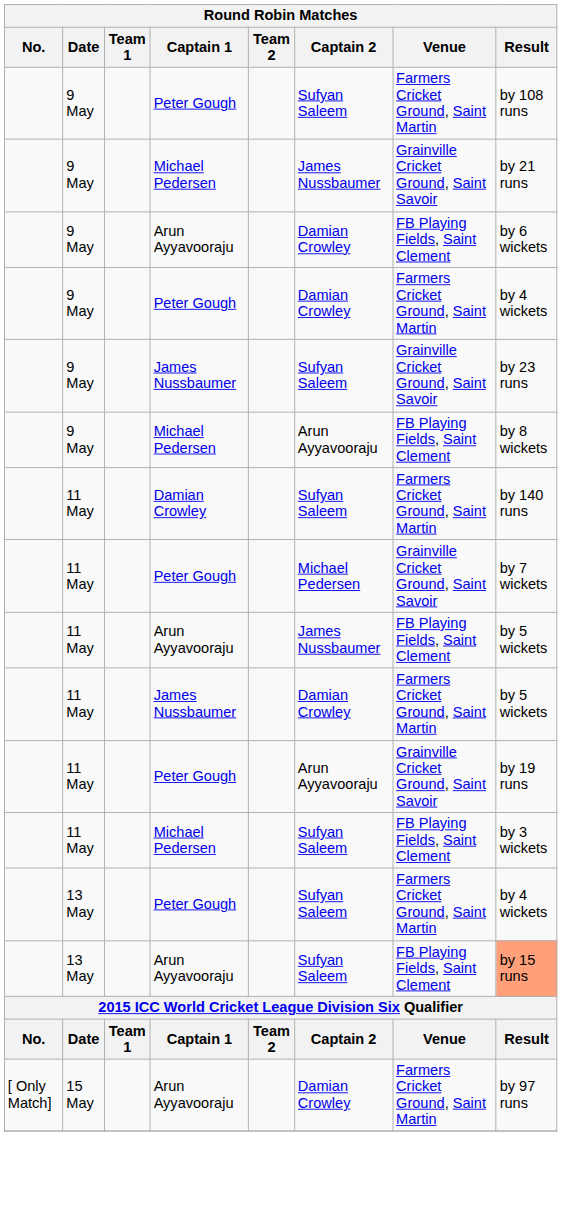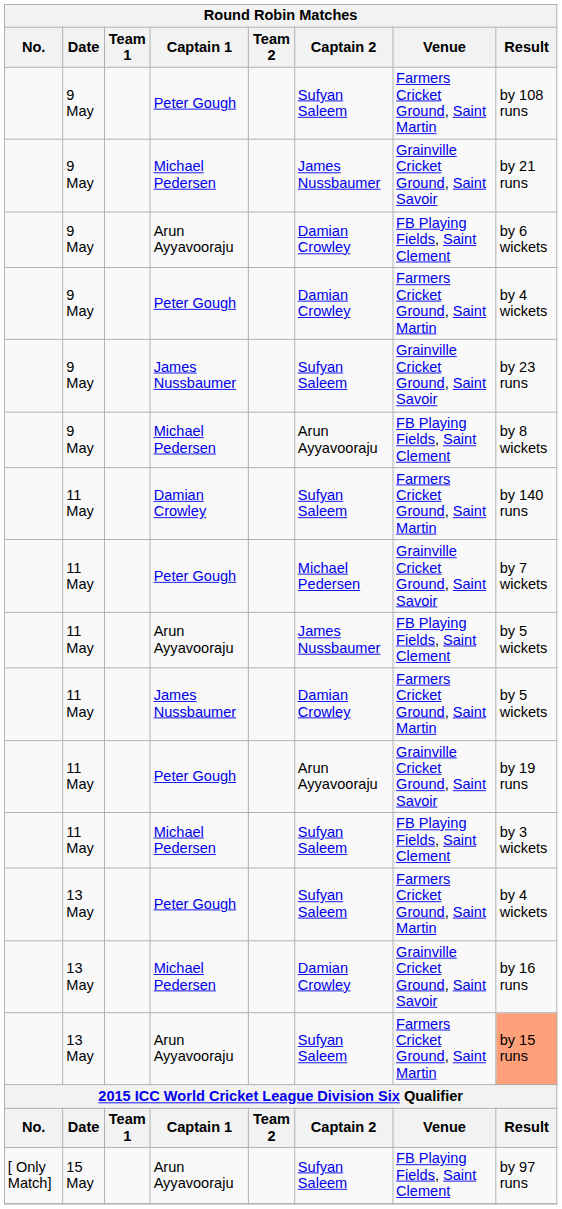+ row: (80, 976)
(436, 968) FB Playing Fields, Saint Clement -> (441, 1048) Farmers Cricket Ground, Saint Martin
(324, 1095) Damian Crowley -> (323, 1175) Sufyan Saleem
(441, 1095) Farmers Cricket Ground, Saint Martin -> (436, 1175) FB Playing Fields, Saint Clement
